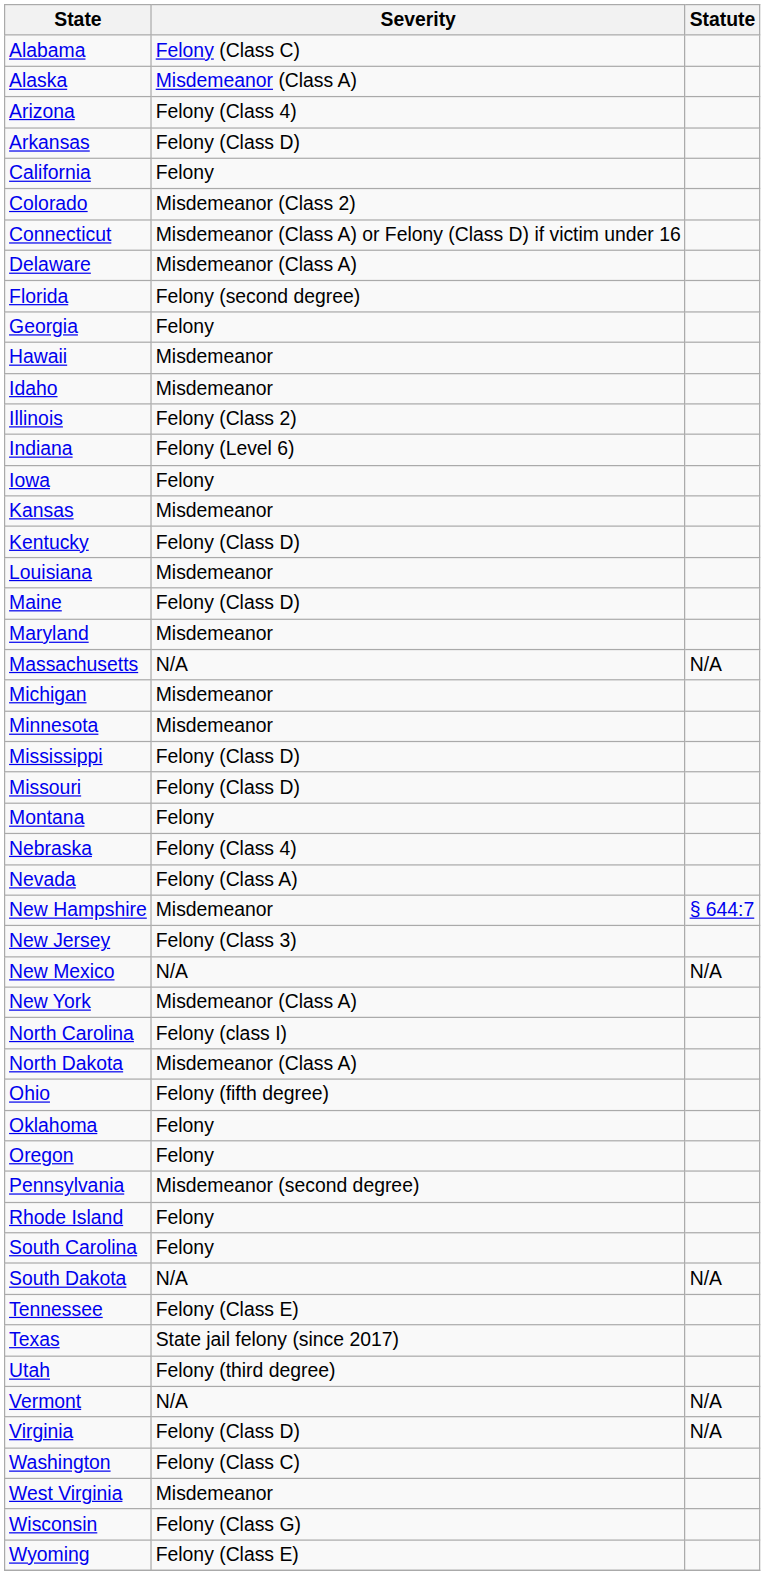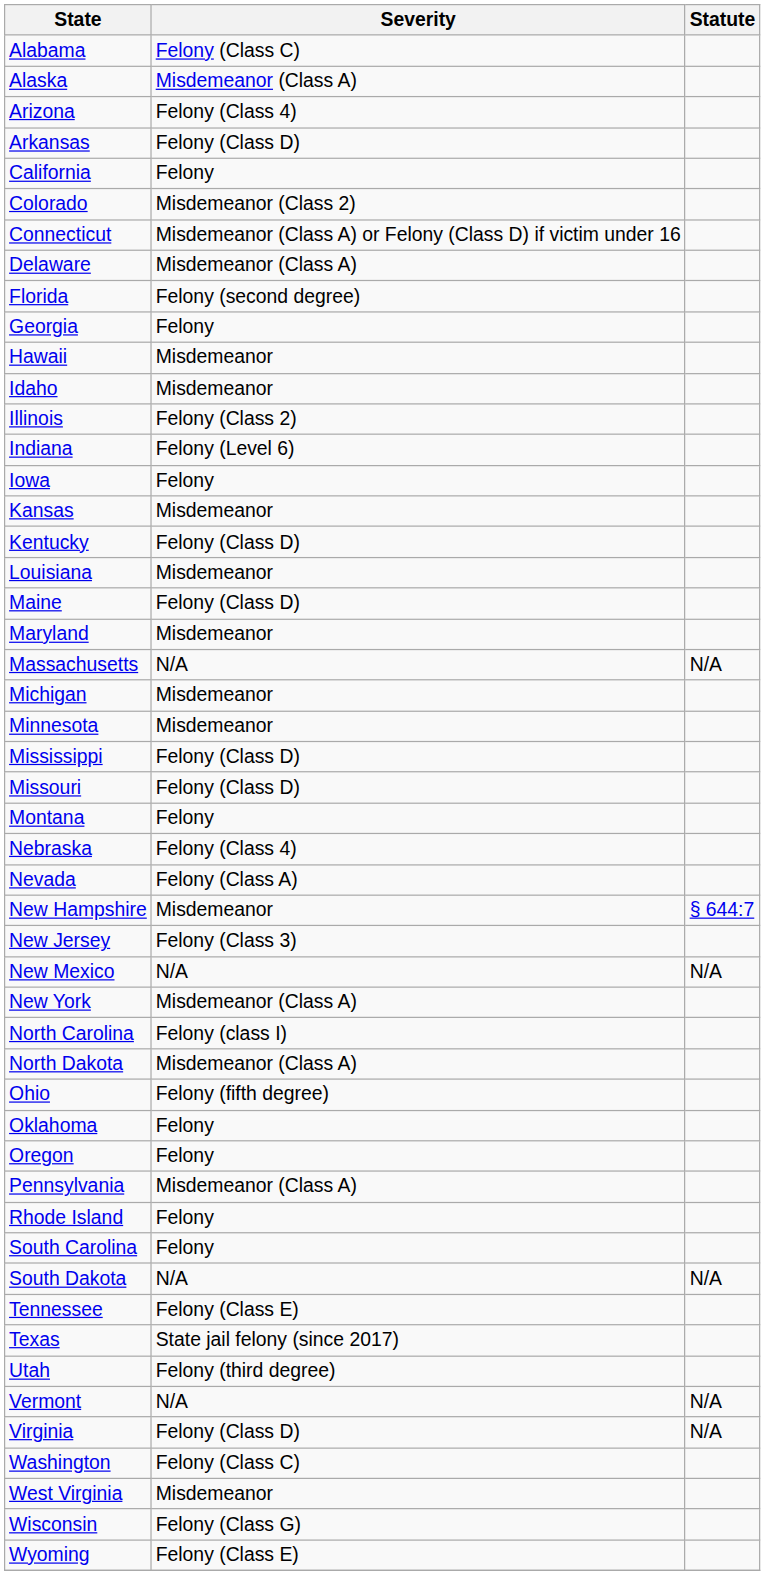(288, 1186) Misdemeanor (second degree) -> (256, 1186) Misdemeanor (Class A)
